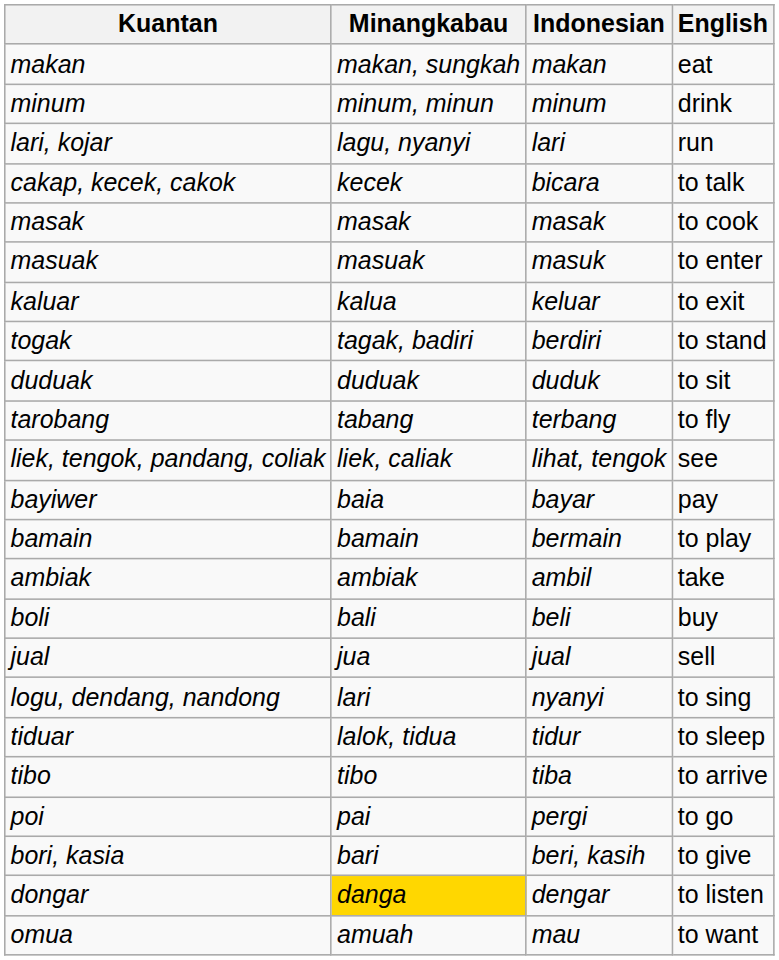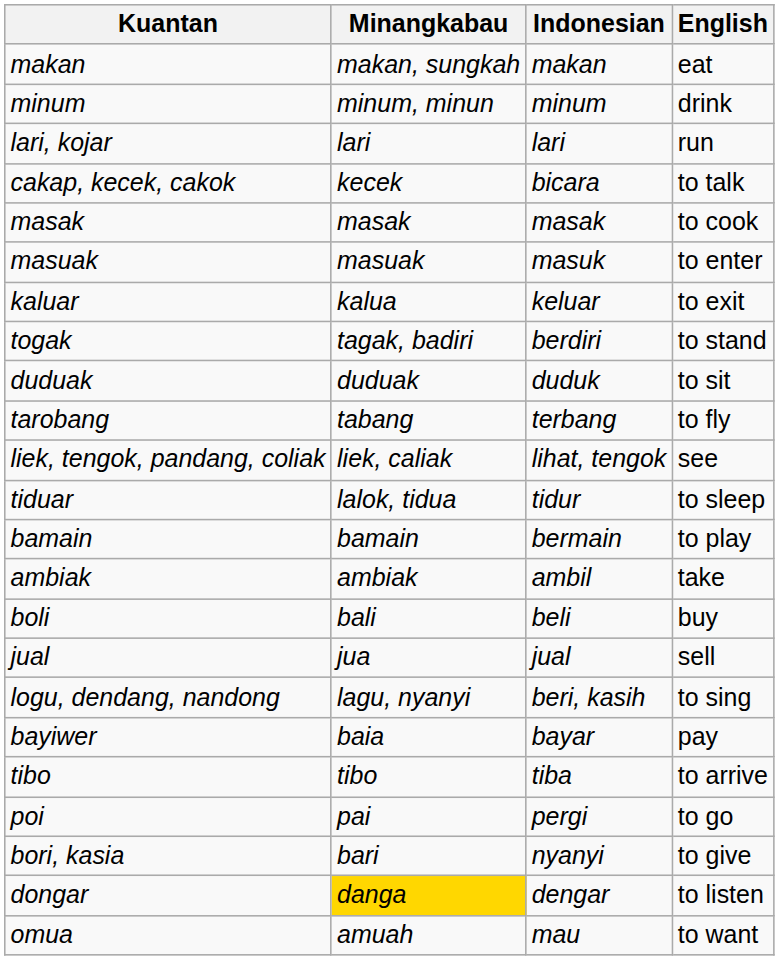(404, 143) lagu, nyanyi -> (354, 143) lari
rows swapped: (54, 499) <-> (42, 736)
(354, 697) lari -> (404, 697) lagu, nyanyi
(568, 697) nyanyi -> (589, 697) beri, kasih
(589, 855) beri, kasih -> (568, 855) nyanyi
